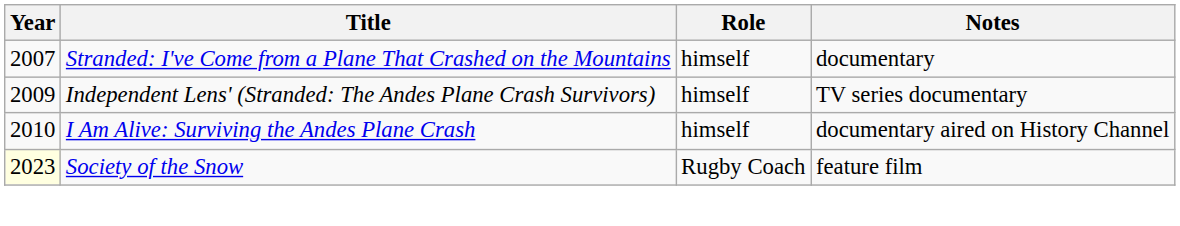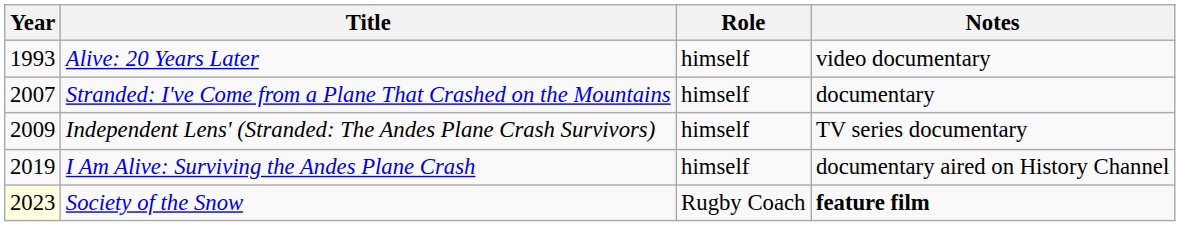+ row: (162, 58)
(33, 130) 2010 -> (33, 166) 2019
(869, 166) normal -> (873, 202) bold
